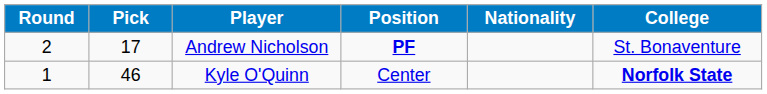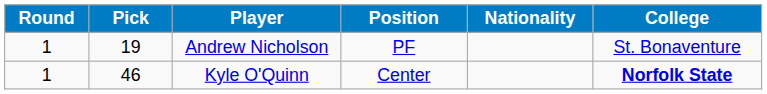(47, 46) 2 -> (47, 46) 1
(131, 46) 17 -> (131, 46) 19
(404, 46) bold -> (404, 46) normal
